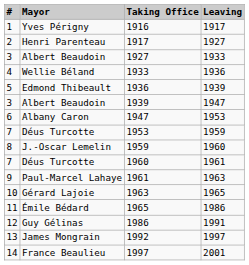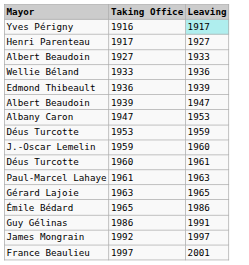- column: (9, 12)
(214, 27) no background -> (199, 27) paleturquoise background
